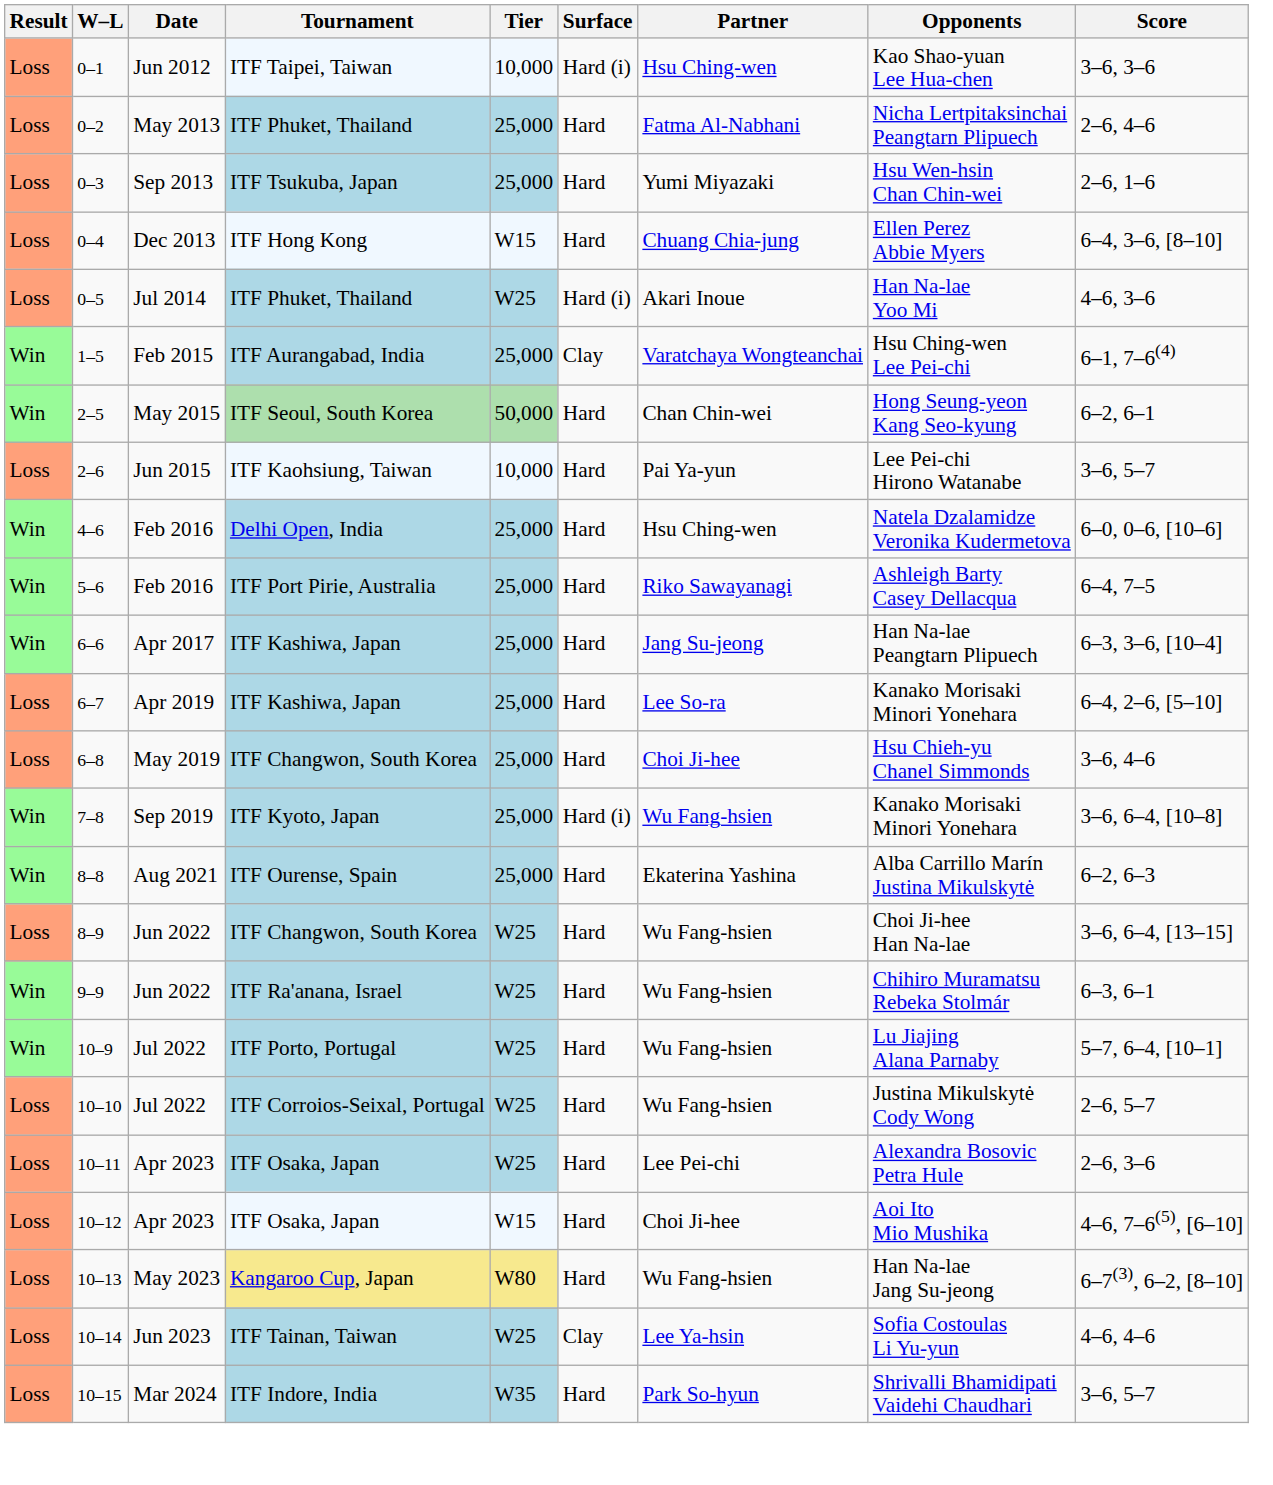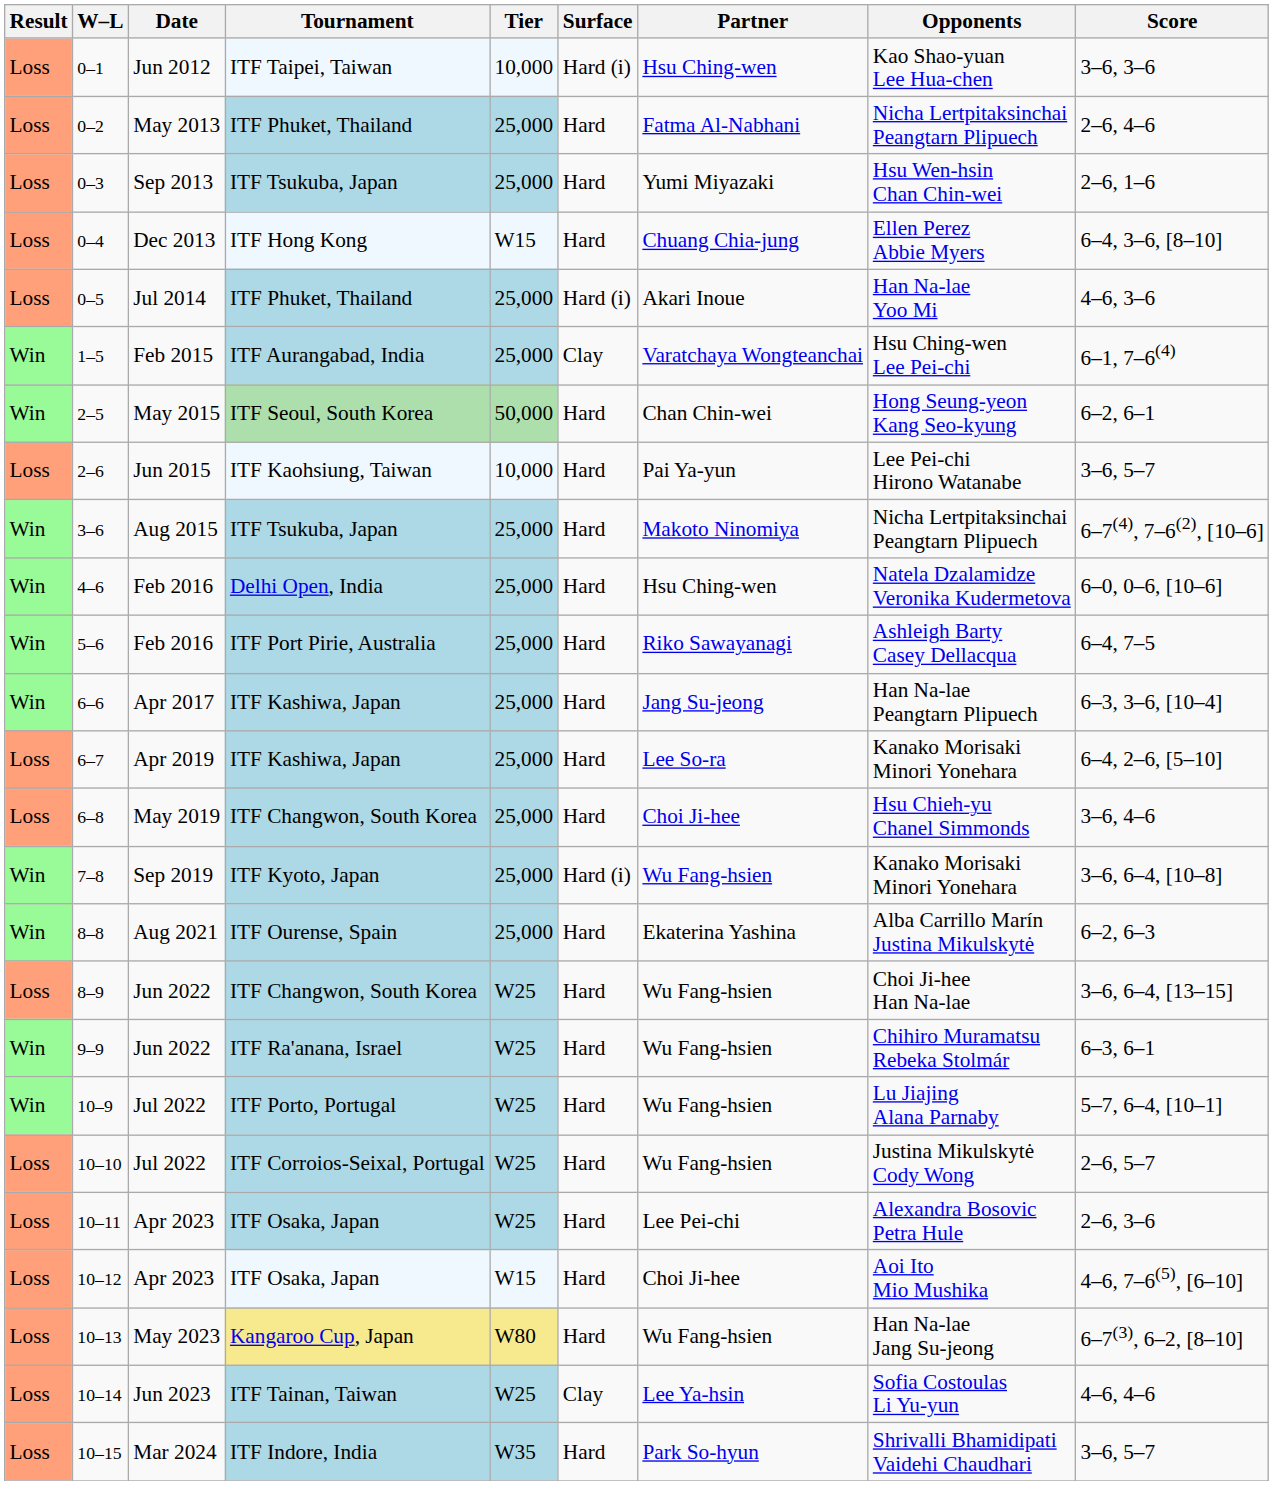(515, 297) W25 -> (524, 297) 25,000
+ row: (91, 529)
